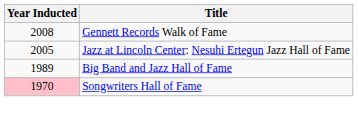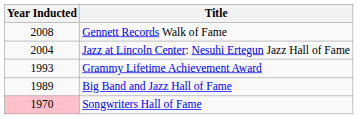(42, 50) 2005 -> (42, 50) 2004
+ row: (172, 68)
